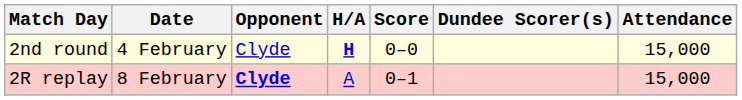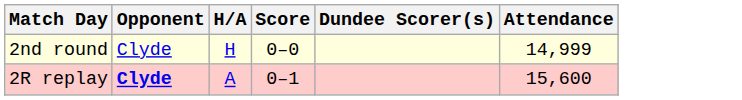- column: (172, 20)
(349, 50) bold -> (230, 50) normal
(677, 50) 15,000 -> (559, 50) 14,999
(677, 79) 15,000 -> (559, 79) 15,600
